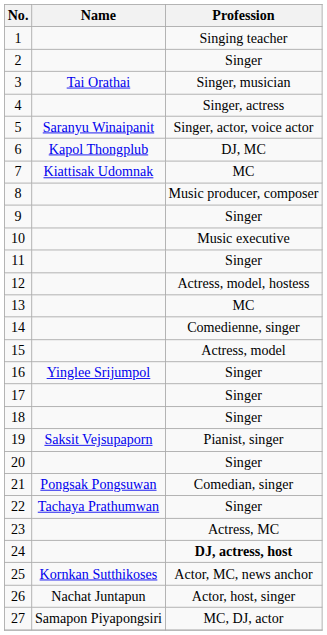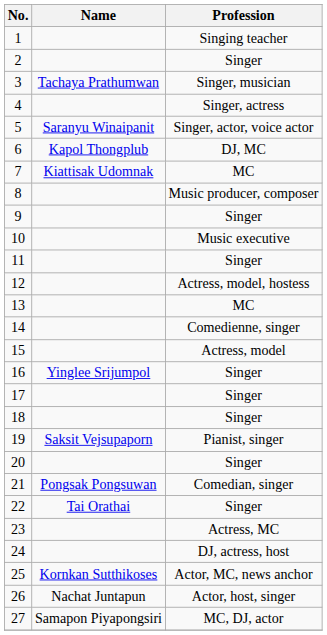(98, 82) Tai Orathai -> (98, 82) Tachaya Prathumwan
(98, 506) Tachaya Prathumwan -> (98, 506) Tai Orathai
(243, 551) bold -> (243, 551) normal
